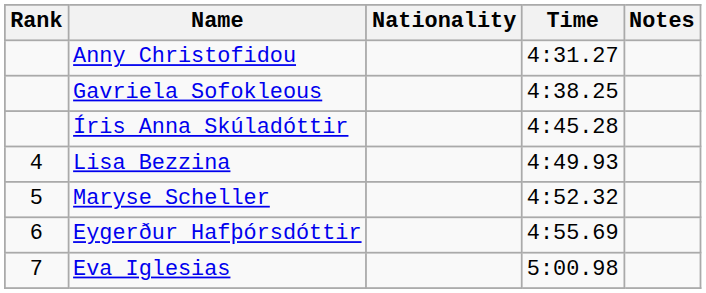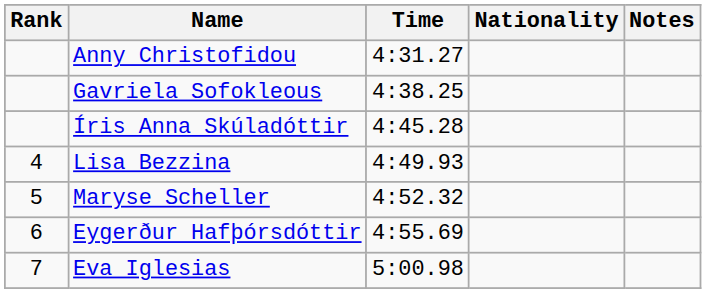columns swapped: (444, 23) <-> (573, 23)
